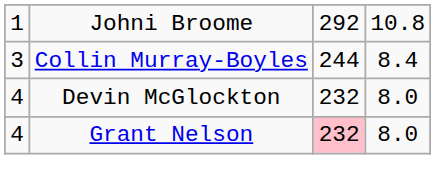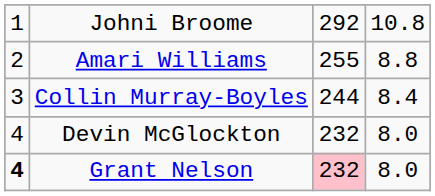+ row: (171, 60)
(17, 135) normal -> (17, 172) bold
